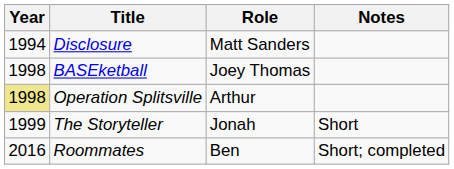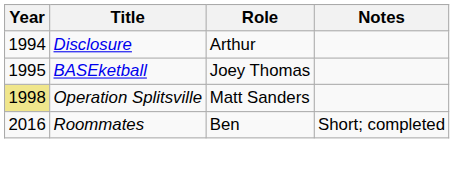(260, 44) Matt Sanders -> (233, 44) Arthur
(27, 71) 1998 -> (27, 71) 1995
(233, 97) Arthur -> (260, 97) Matt Sanders
- row: (108, 124)
